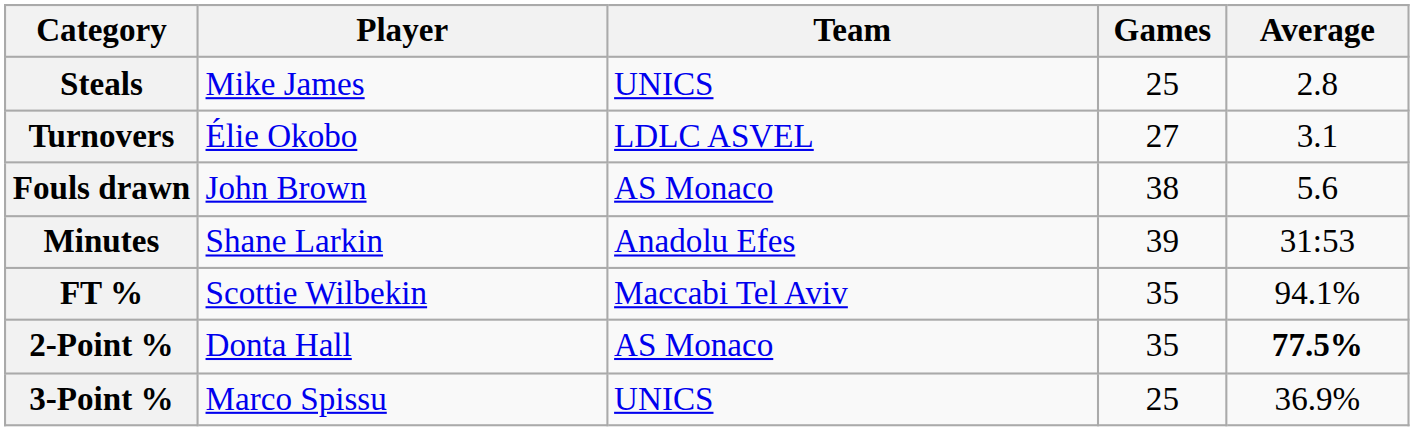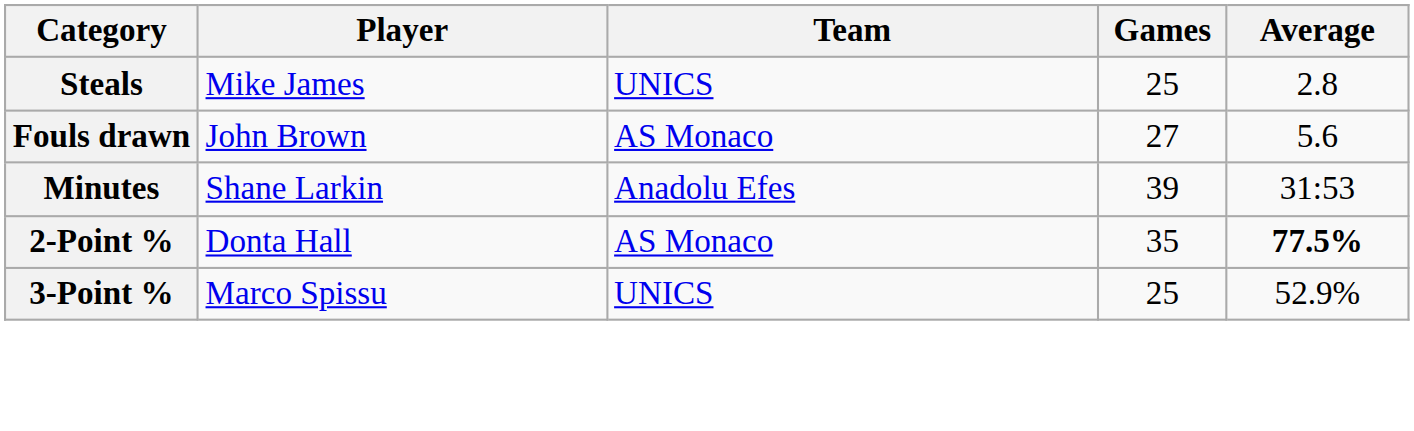- row: (101, 135)
(1162, 188) 38 -> (1162, 135) 27
- row: (101, 293)
(1317, 398) 36.9% -> (1317, 293) 52.9%
